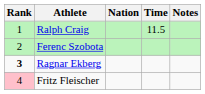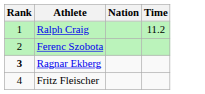- column: (185, 13)
(156, 30) 11.5 -> (156, 30) 11.2
(19, 81) pink background -> (19, 81) no background
